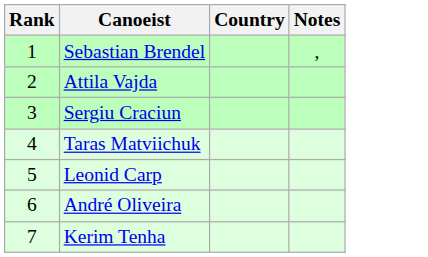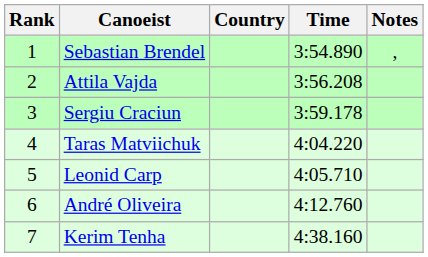+ column: (328, 19)
